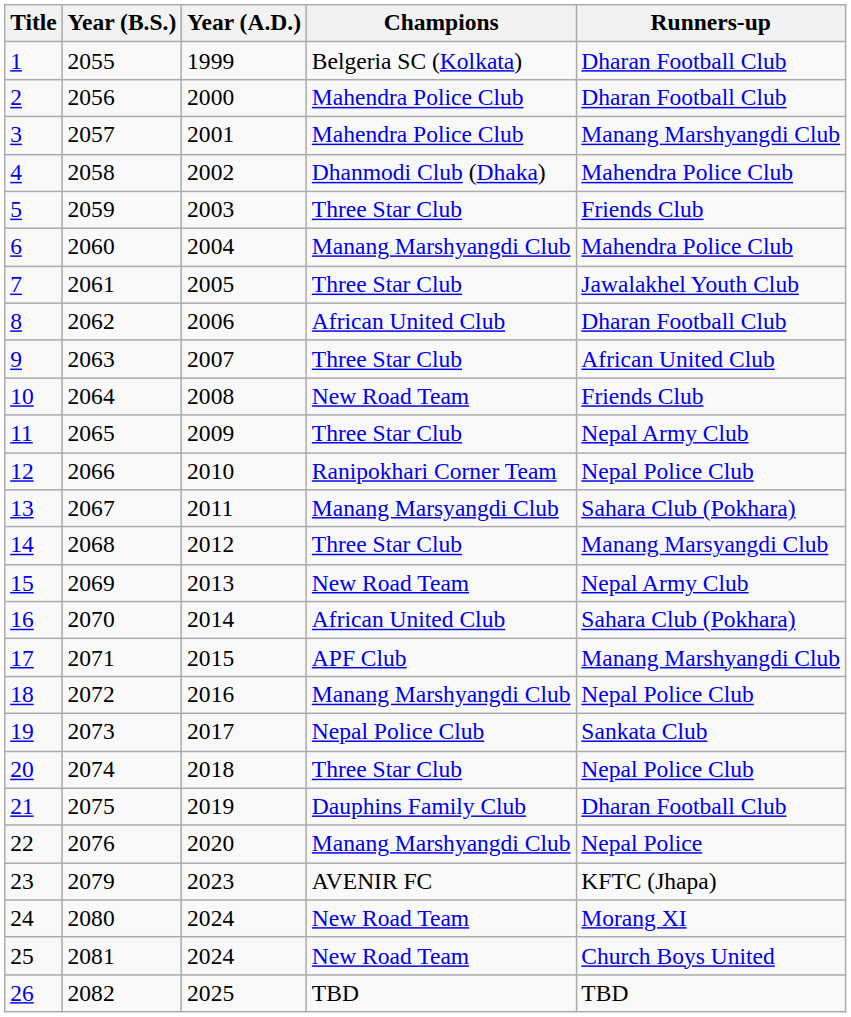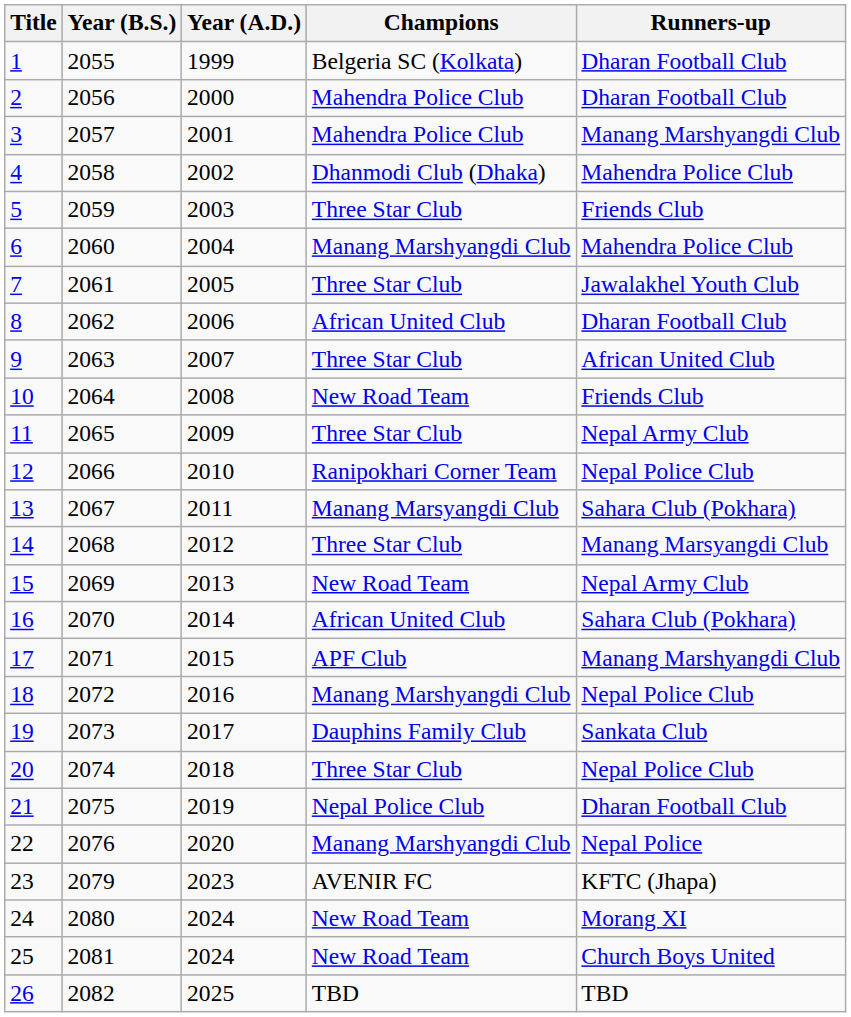(398, 731) Nepal Police Club -> (419, 731) Dauphins Family Club
(419, 806) Dauphins Family Club -> (398, 806) Nepal Police Club
